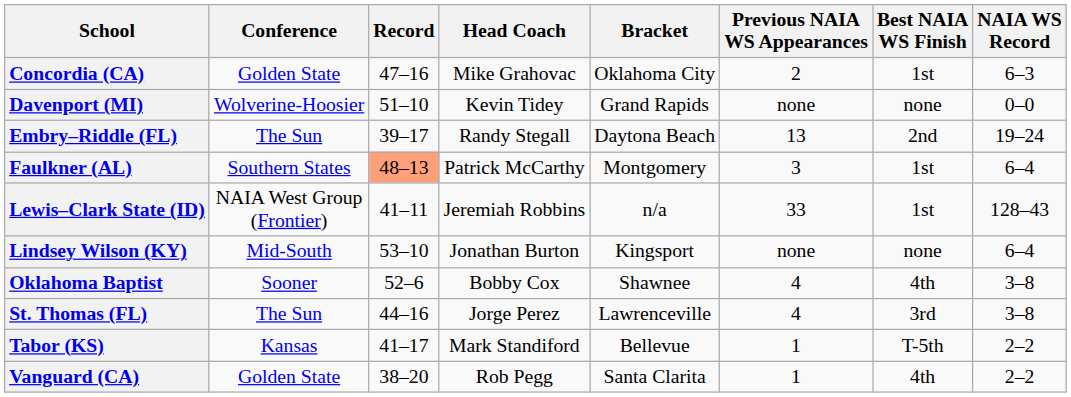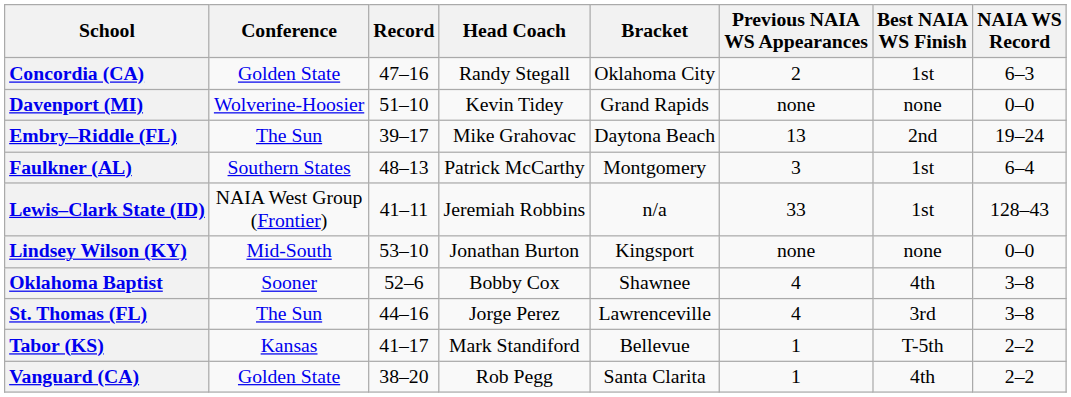(514, 73) Mike Grahovac -> (514, 73) Randy Stegall
(514, 135) Randy Stegall -> (514, 135) Mike Grahovac
(404, 167) lightsalmon background -> (404, 167) no background
(1020, 251) 6–4 -> (1020, 251) 0–0
